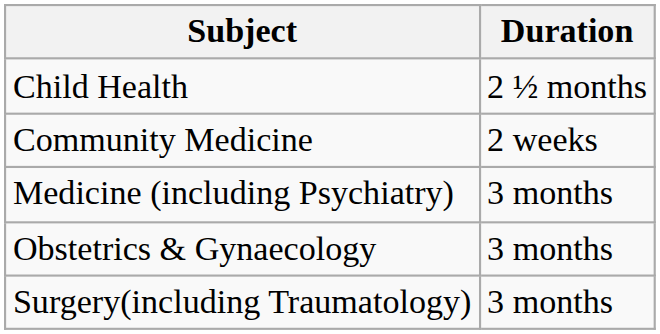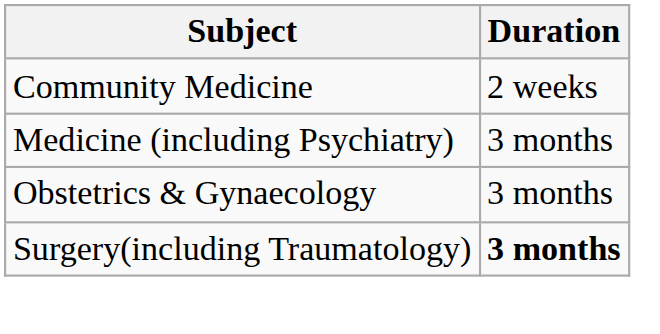- row: (100, 85)
(550, 301) normal -> (554, 247) bold
